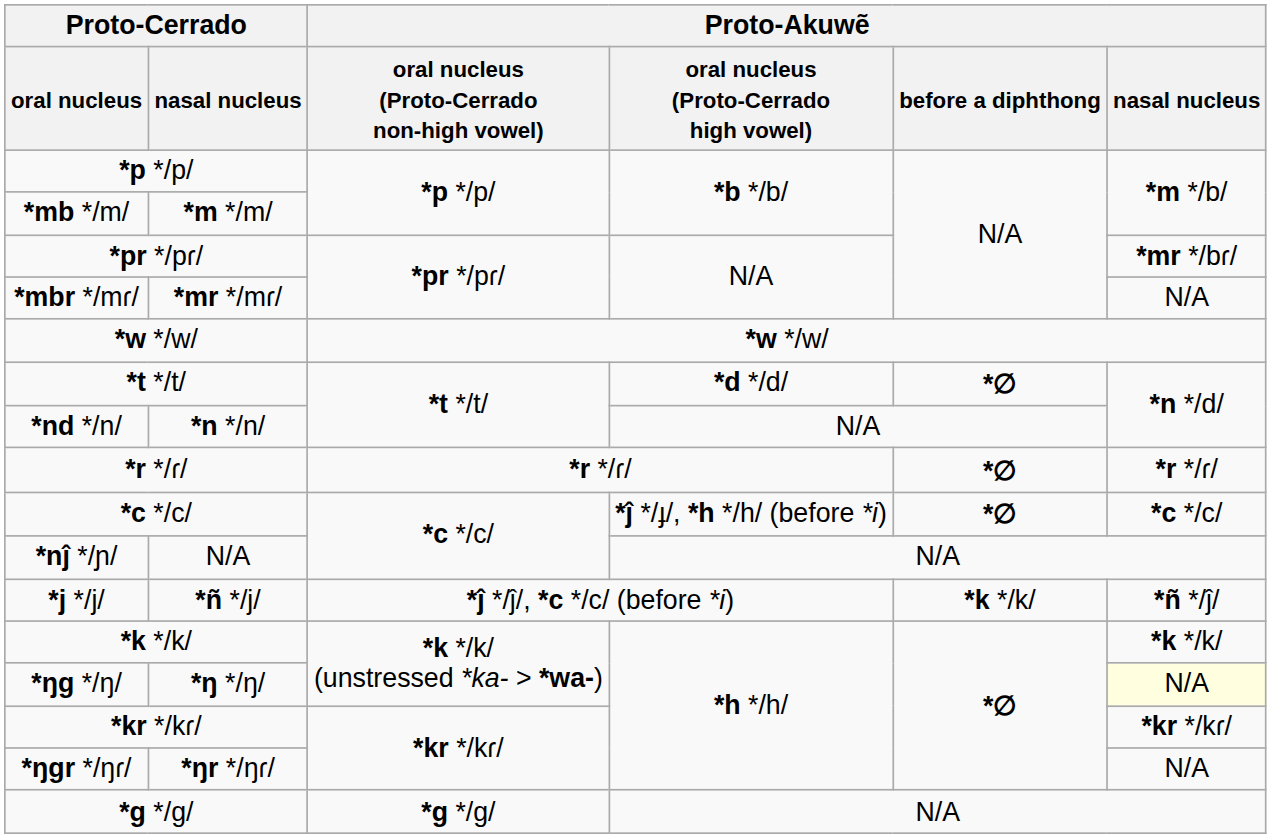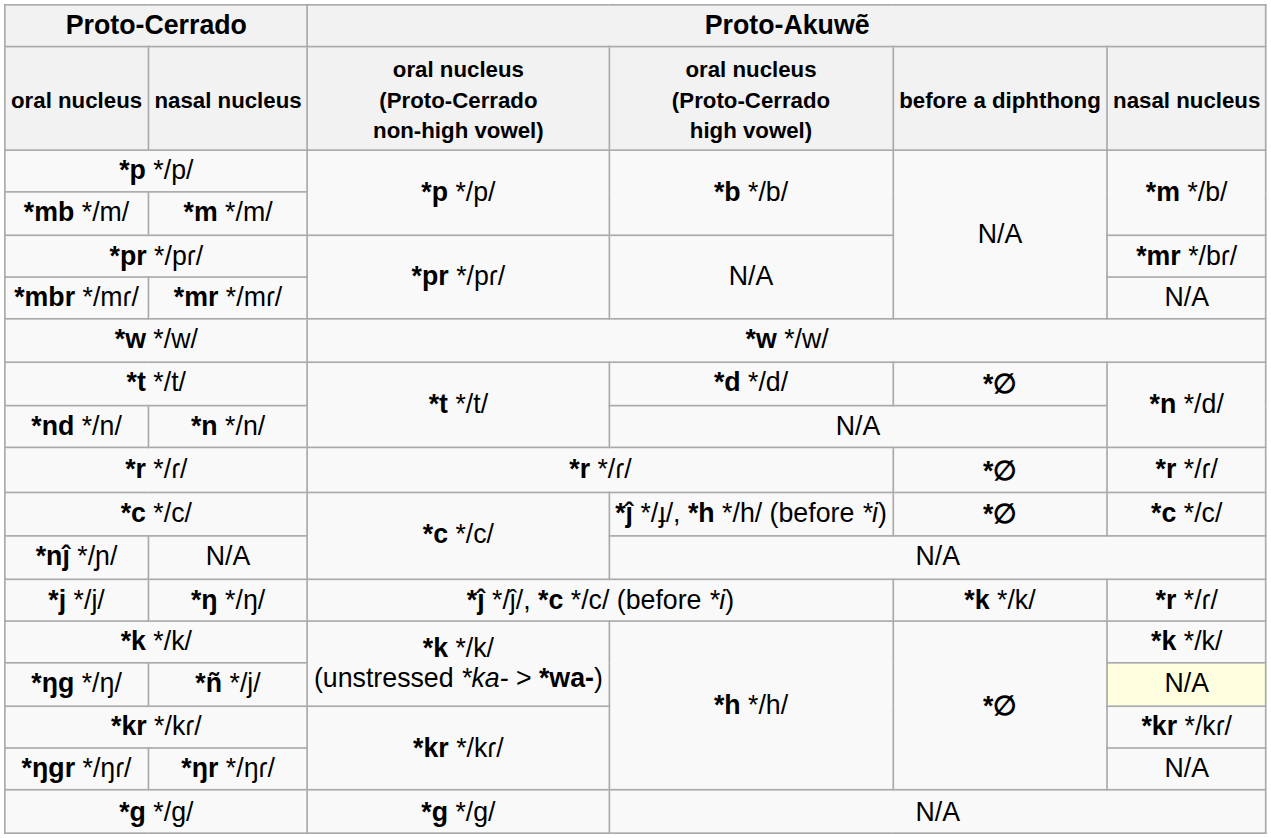(228, 599) *ñ */j/ -> (228, 599) *ŋ */ŋ/
(1187, 599) *ñ */ĵ/ -> (1187, 599) *r */ɾ/
(228, 684) *ŋ */ŋ/ -> (228, 684) *ñ */j/
